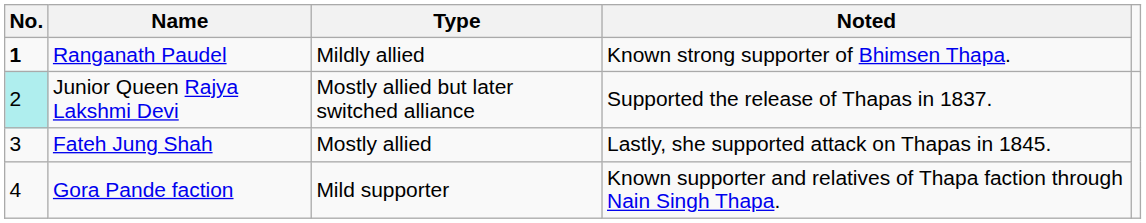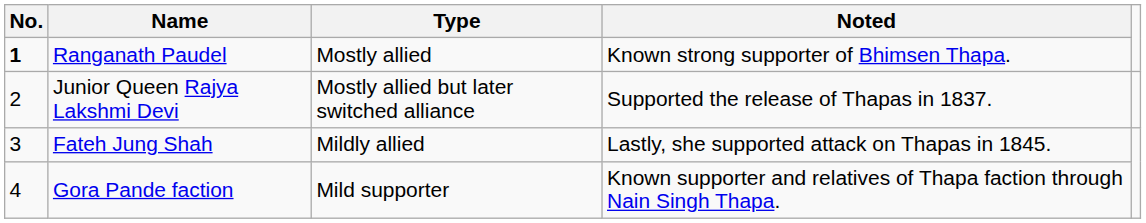(371, 54) Mildly allied -> (374, 54) Mostly allied
(15, 99) paleturquoise background -> (15, 99) no background
(374, 144) Mostly allied -> (371, 144) Mildly allied
